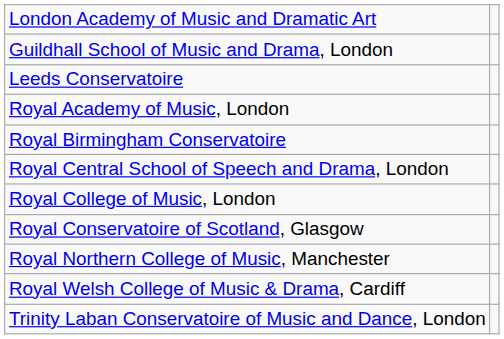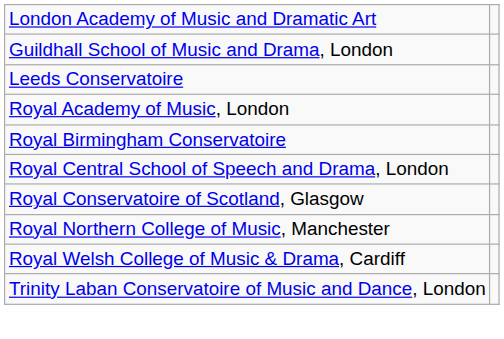- row: (142, 199)
